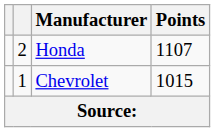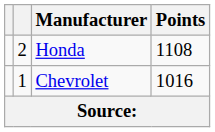(174, 50) 1107 -> (174, 50) 1108
(174, 81) 1015 -> (174, 81) 1016
